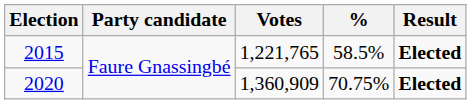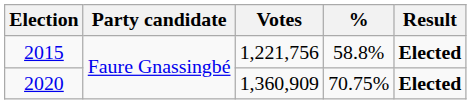(279, 51) 1,221,765 -> (279, 51) 1,221,756
(359, 51) 58.5% -> (359, 51) 58.8%
